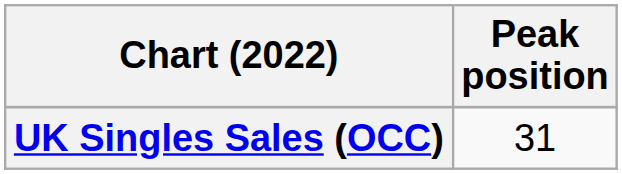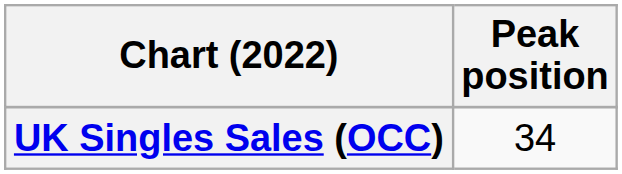(535, 137) 31 -> (535, 137) 34
